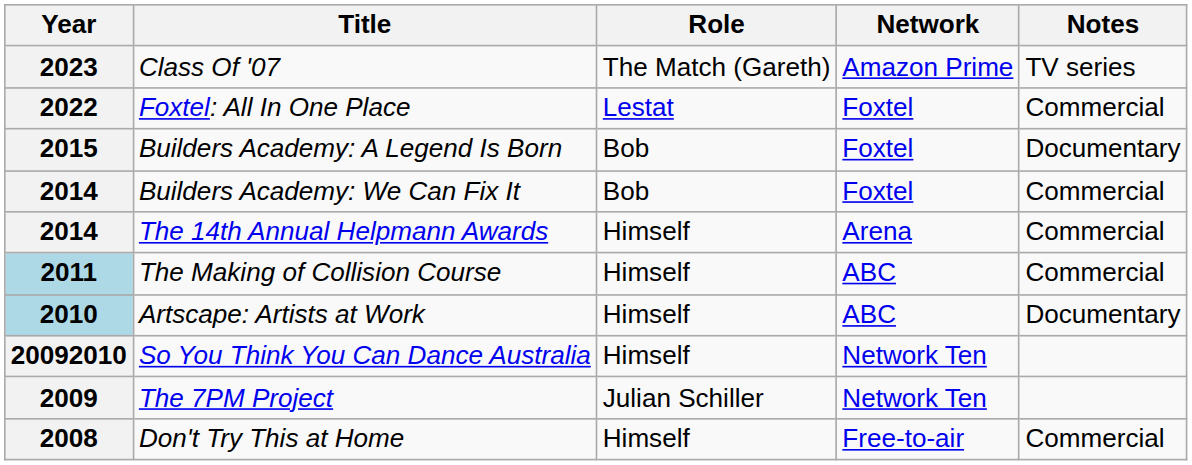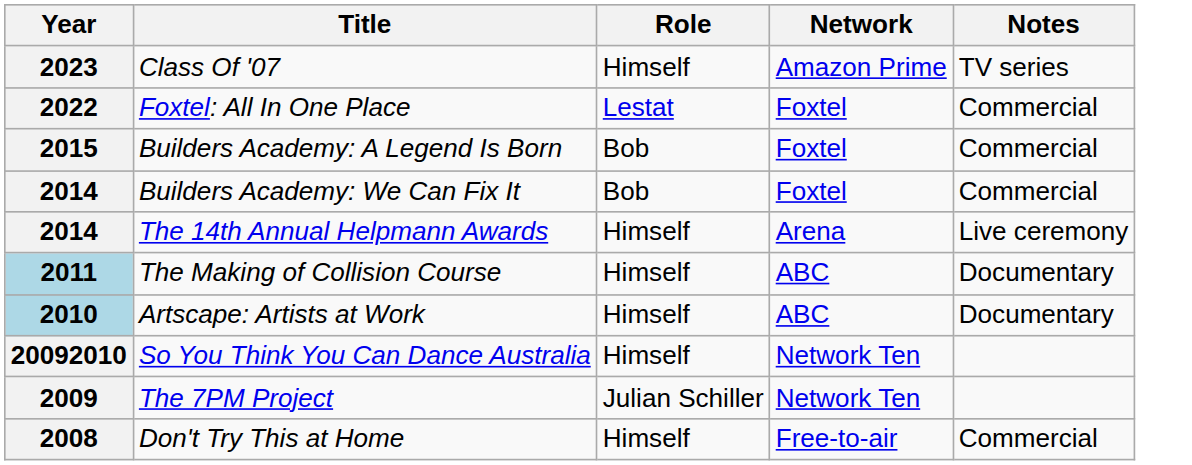(717, 66) The Match (Gareth) -> (646, 66) Himself
(1103, 149) Documentary -> (1028, 149) Commercial
(1095, 231) Commercial -> (1044, 231) Live ceremony
(1095, 273) Commercial -> (1036, 273) Documentary
